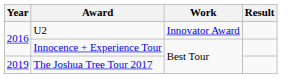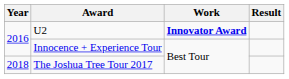(203, 30) normal -> (207, 30) bold
(18, 64) 2019 -> (18, 64) 2018
